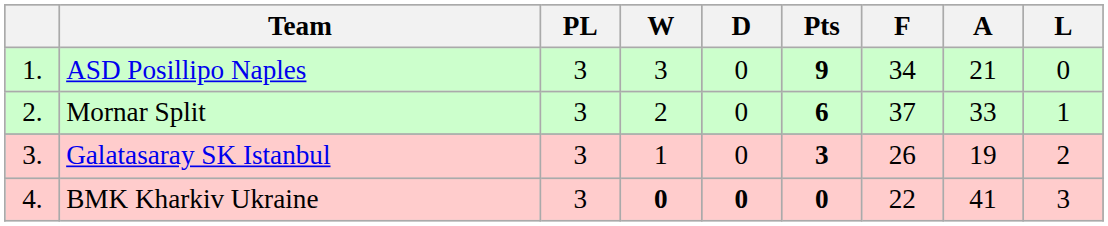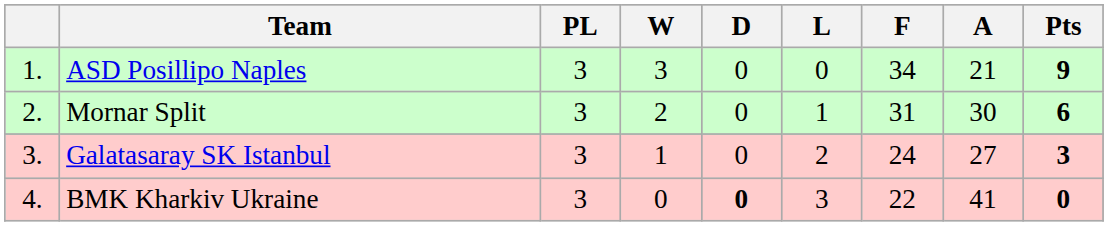columns swapped: (1063, 26) <-> (822, 26)
(902, 112) 37 -> (902, 112) 31
(983, 112) 33 -> (983, 112) 30
(902, 155) 26 -> (902, 155) 24
(983, 155) 19 -> (983, 155) 27
(661, 198) bold -> (661, 198) normal
